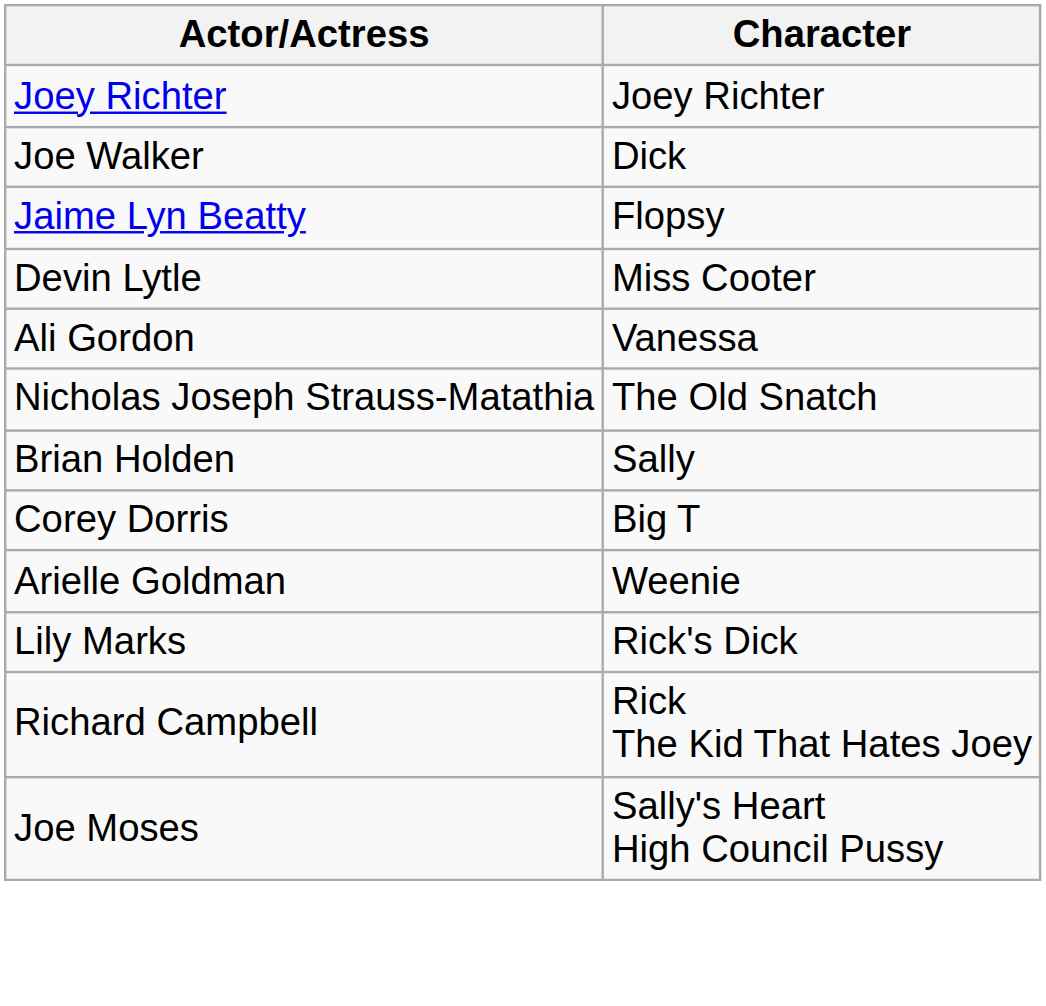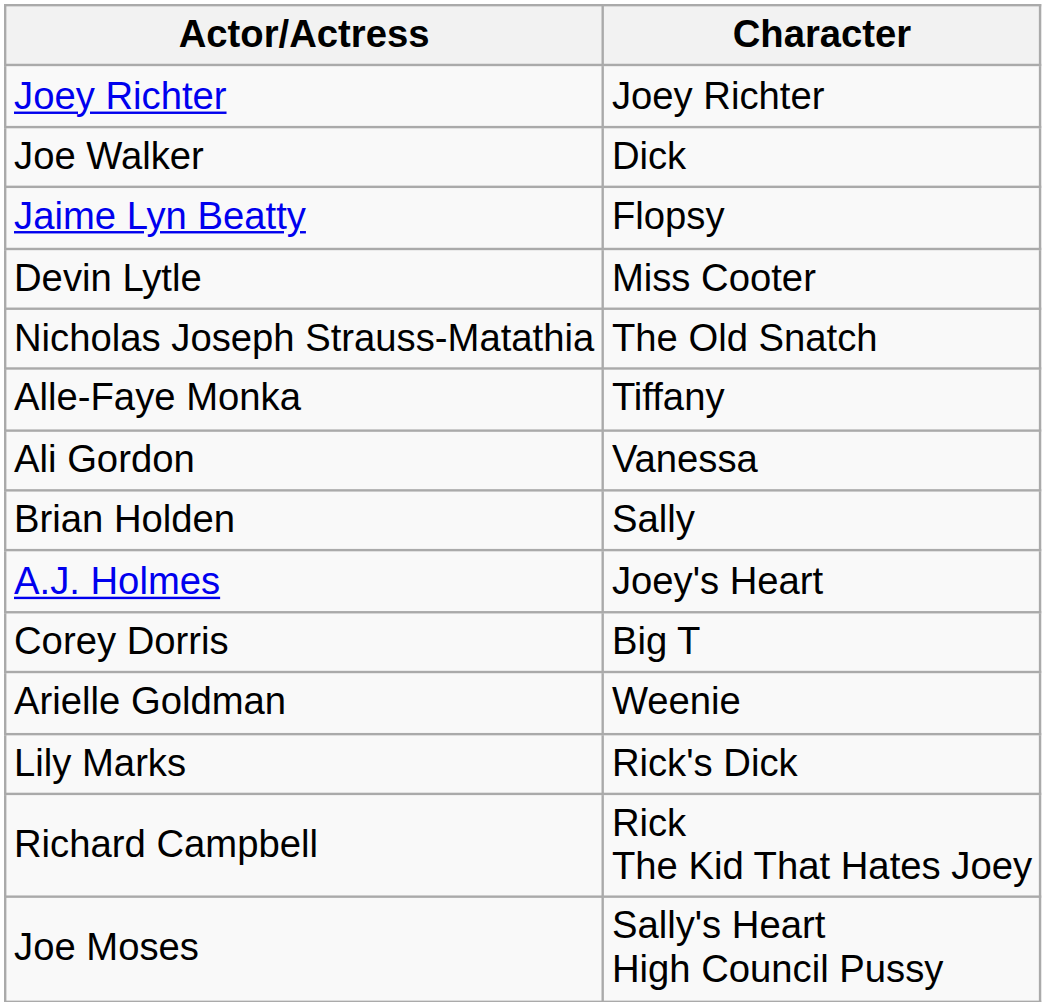rows swapped: (104, 338) <-> (304, 398)
+ row: (157, 398)
+ row: (117, 580)
